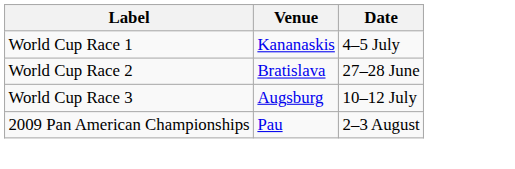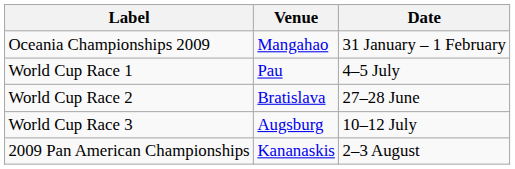+ row: (109, 44)
(296, 44) Kananaskis -> (270, 71) Pau
(270, 124) Pau -> (296, 151) Kananaskis
